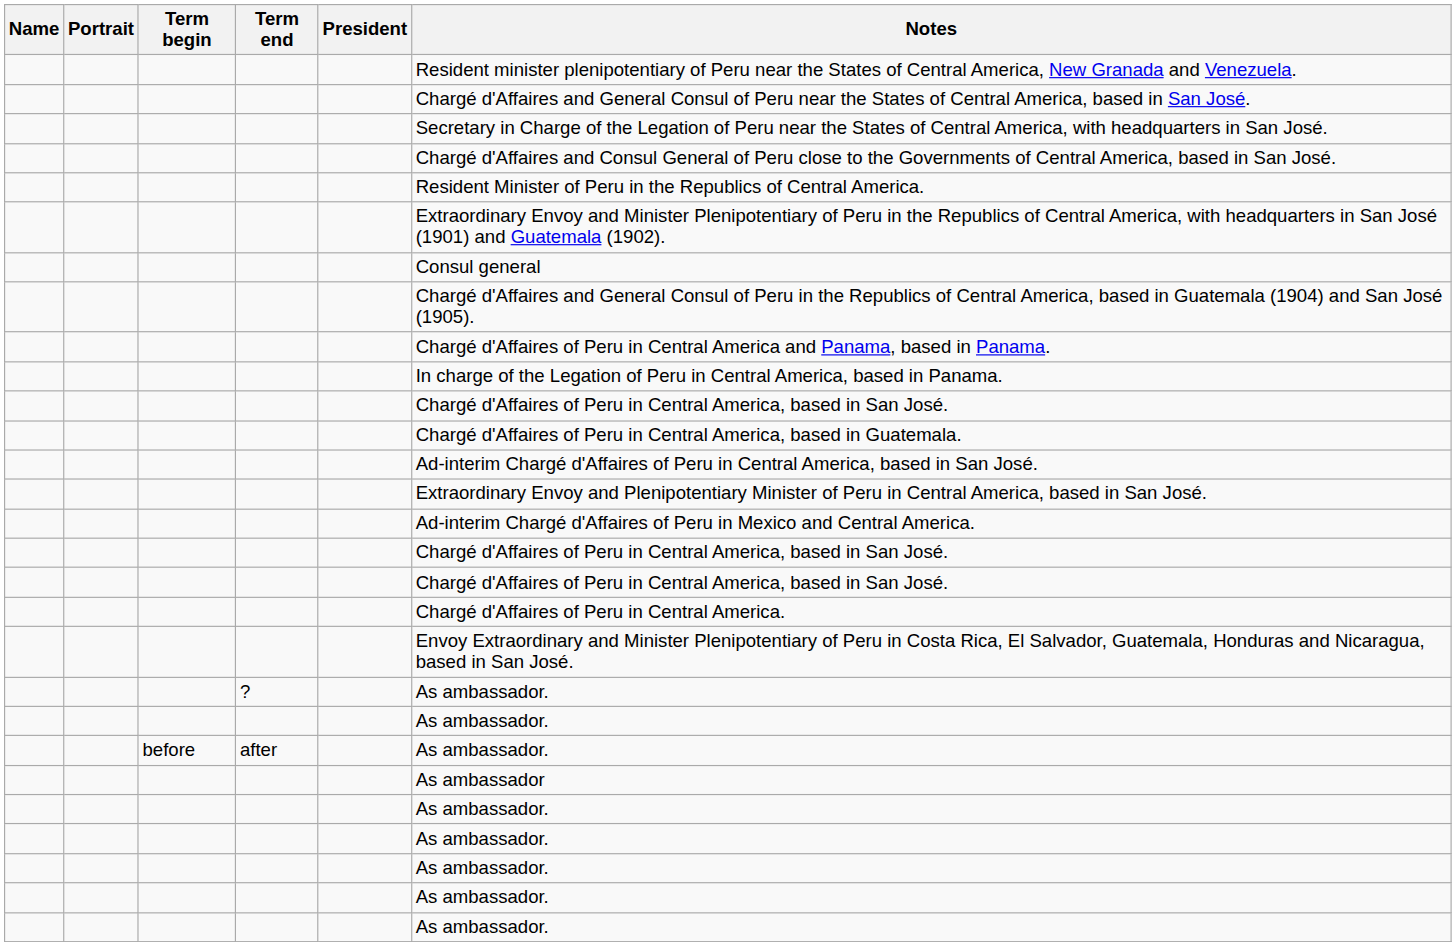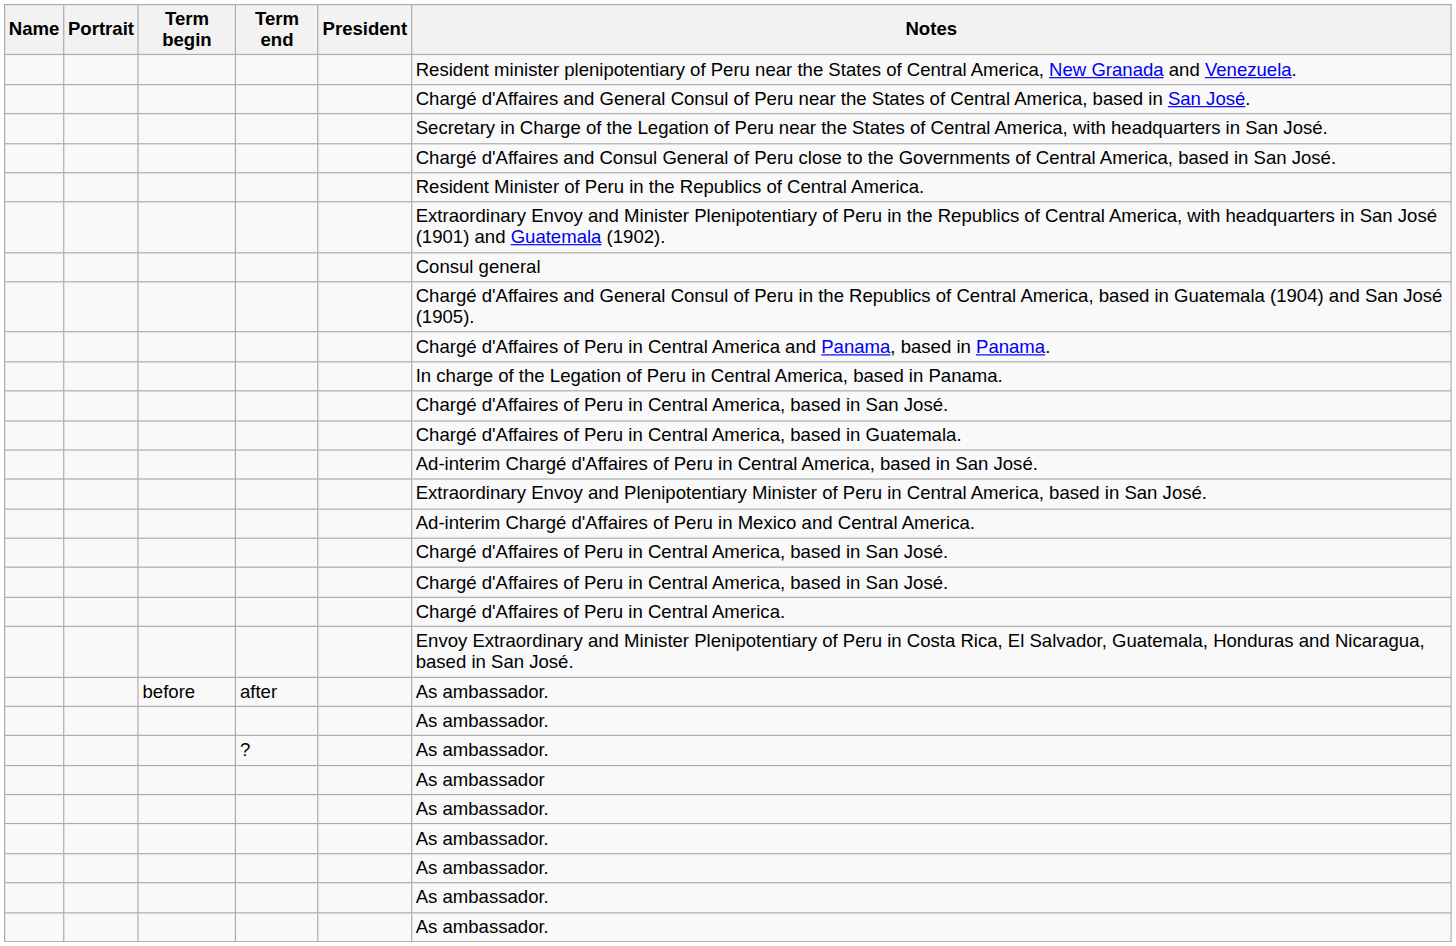rows swapped: (187, 692) <-> (169, 750)
